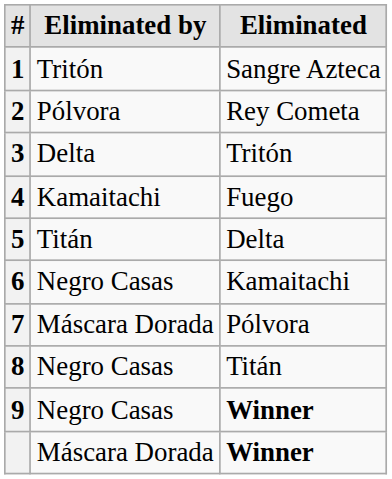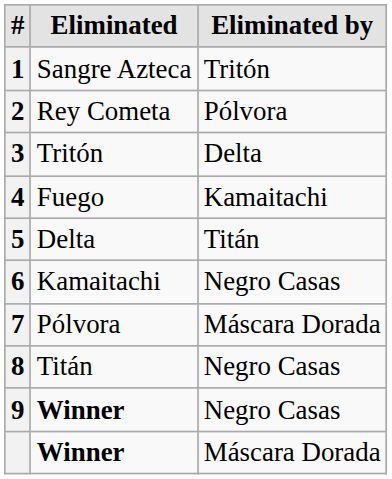columns swapped: (303, 25) <-> (125, 25)
